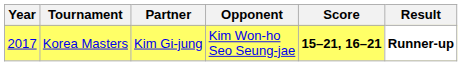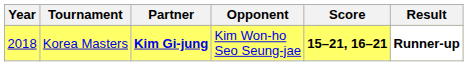(22, 43) 2017 -> (22, 43) 2018
(168, 43) normal -> (171, 43) bold
